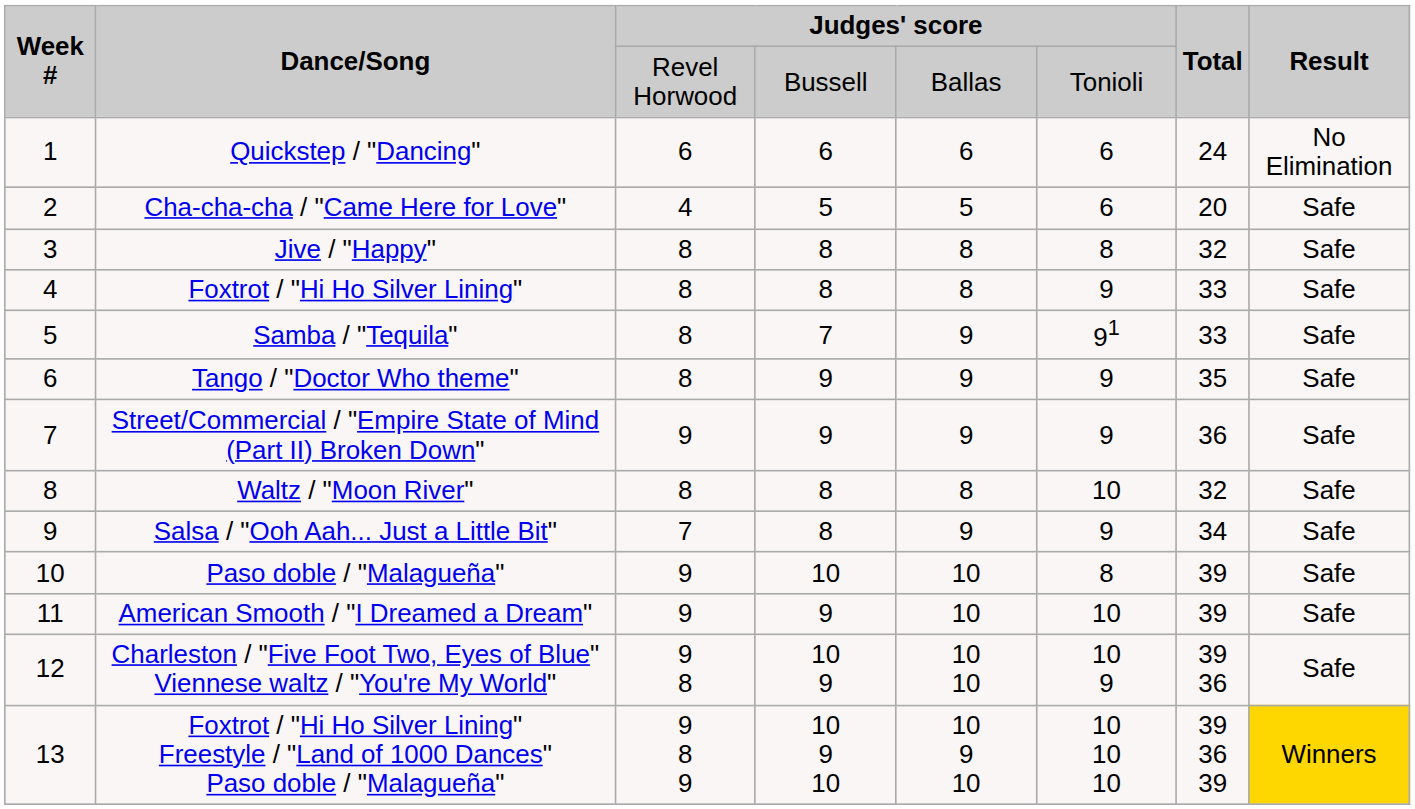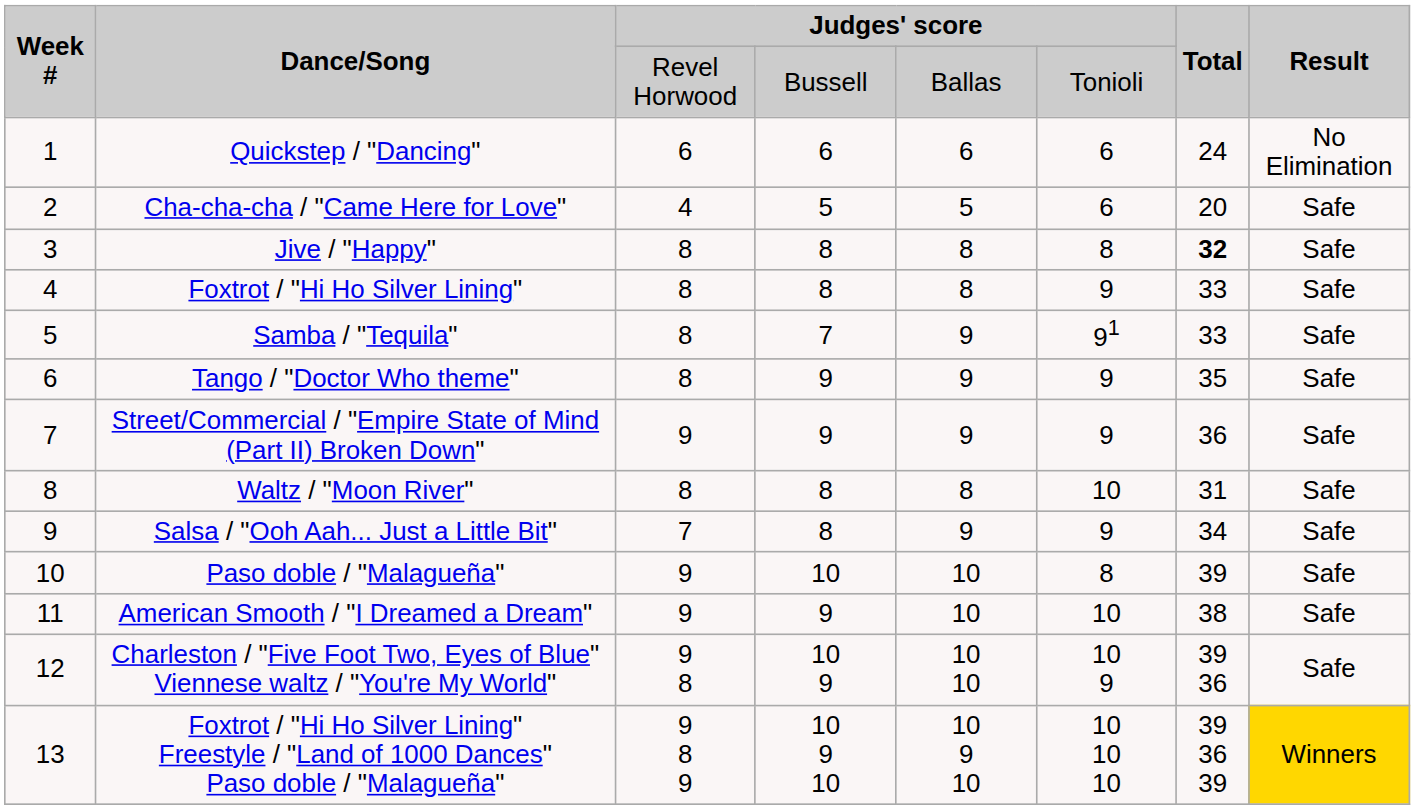(1213, 248) normal -> (1213, 248) bold
(1213, 490) 32 -> (1213, 490) 31
(1213, 613) 39 -> (1213, 613) 38
